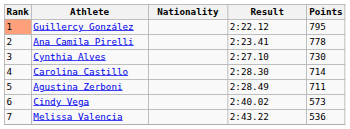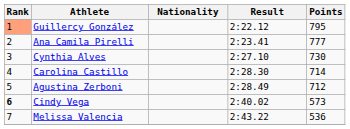(318, 42) 778 -> (318, 42) 777
(318, 87) 711 -> (318, 87) 712
(9, 102) normal -> (9, 102) bold
